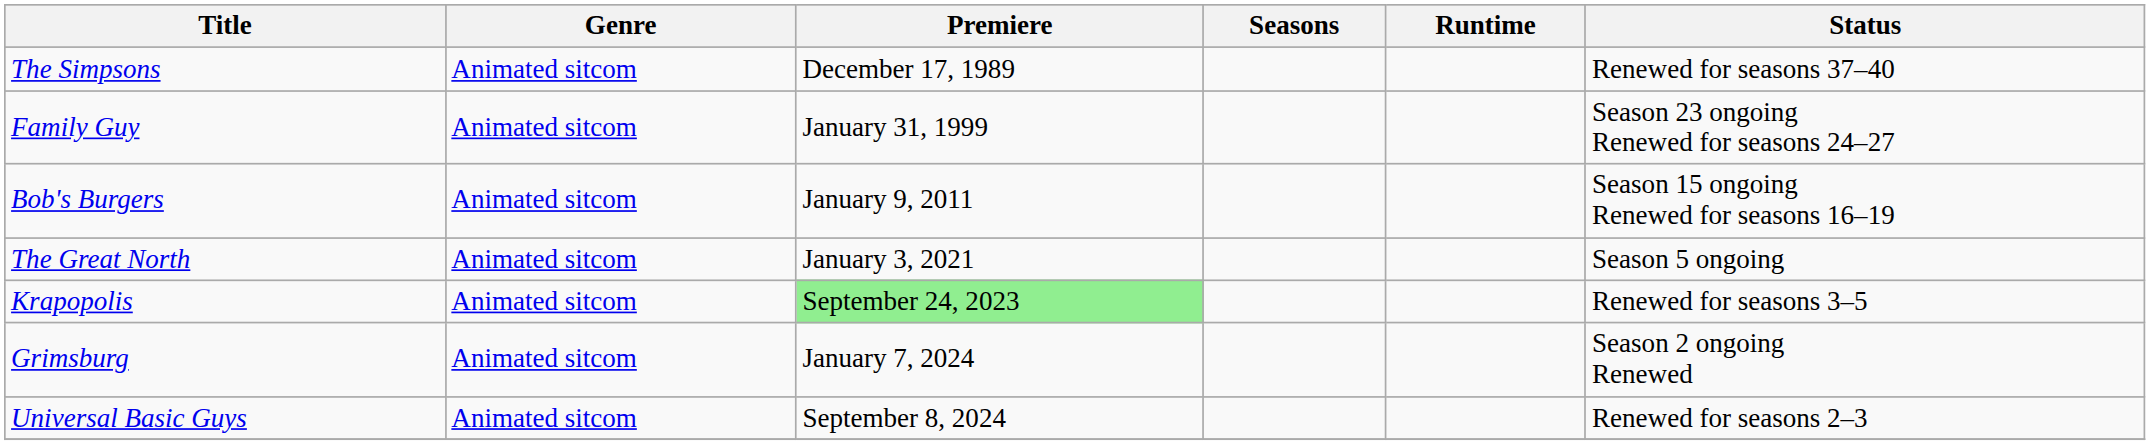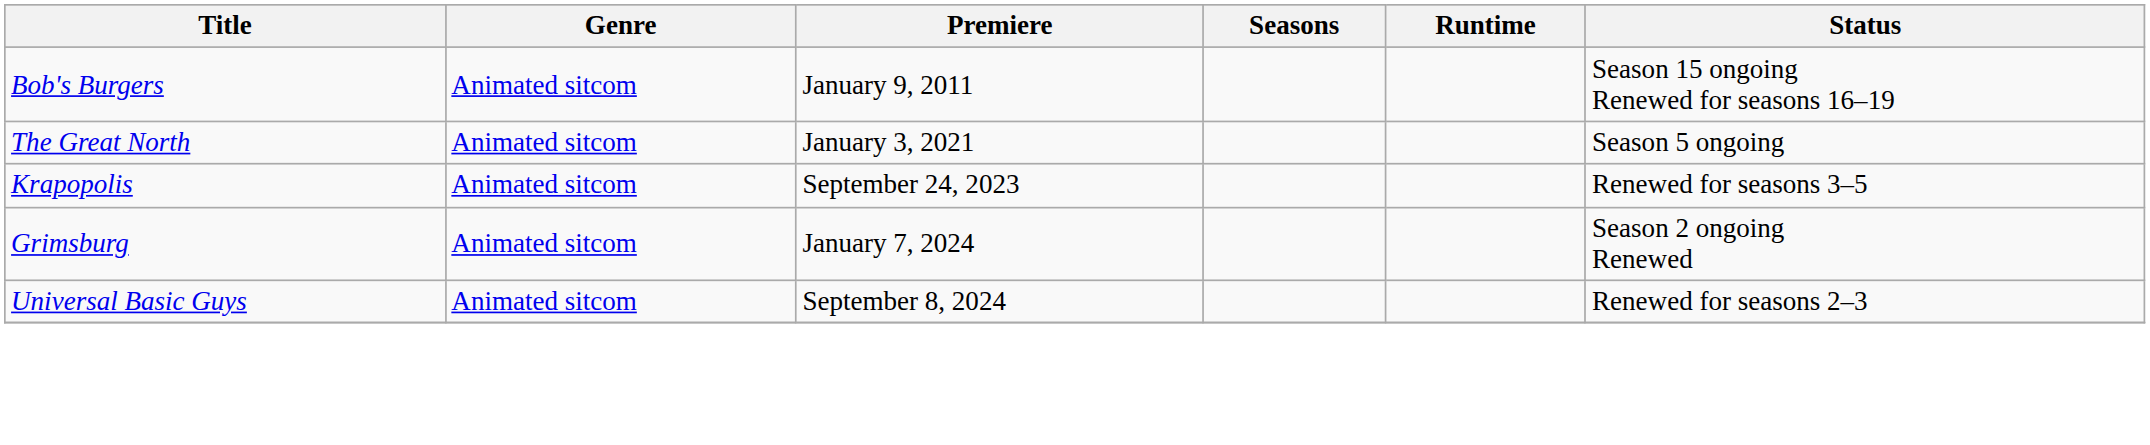- row: (86, 68)
- row: (75, 126)
(911, 301) lightgreen background -> (911, 185) no background
